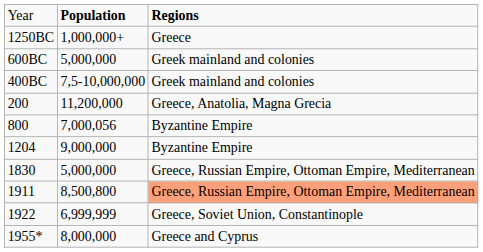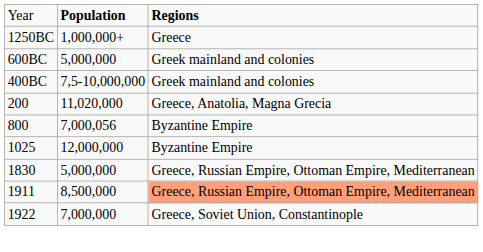(92, 103) 11,200,000 -> (92, 103) 11,020,000
+ row: (22, 147)
- row: (22, 147)
(88, 192) 8,500,800 -> (88, 192) 8,500,000
(88, 214) 6,999,999 -> (88, 214) 7,000,000
- row: (25, 236)
